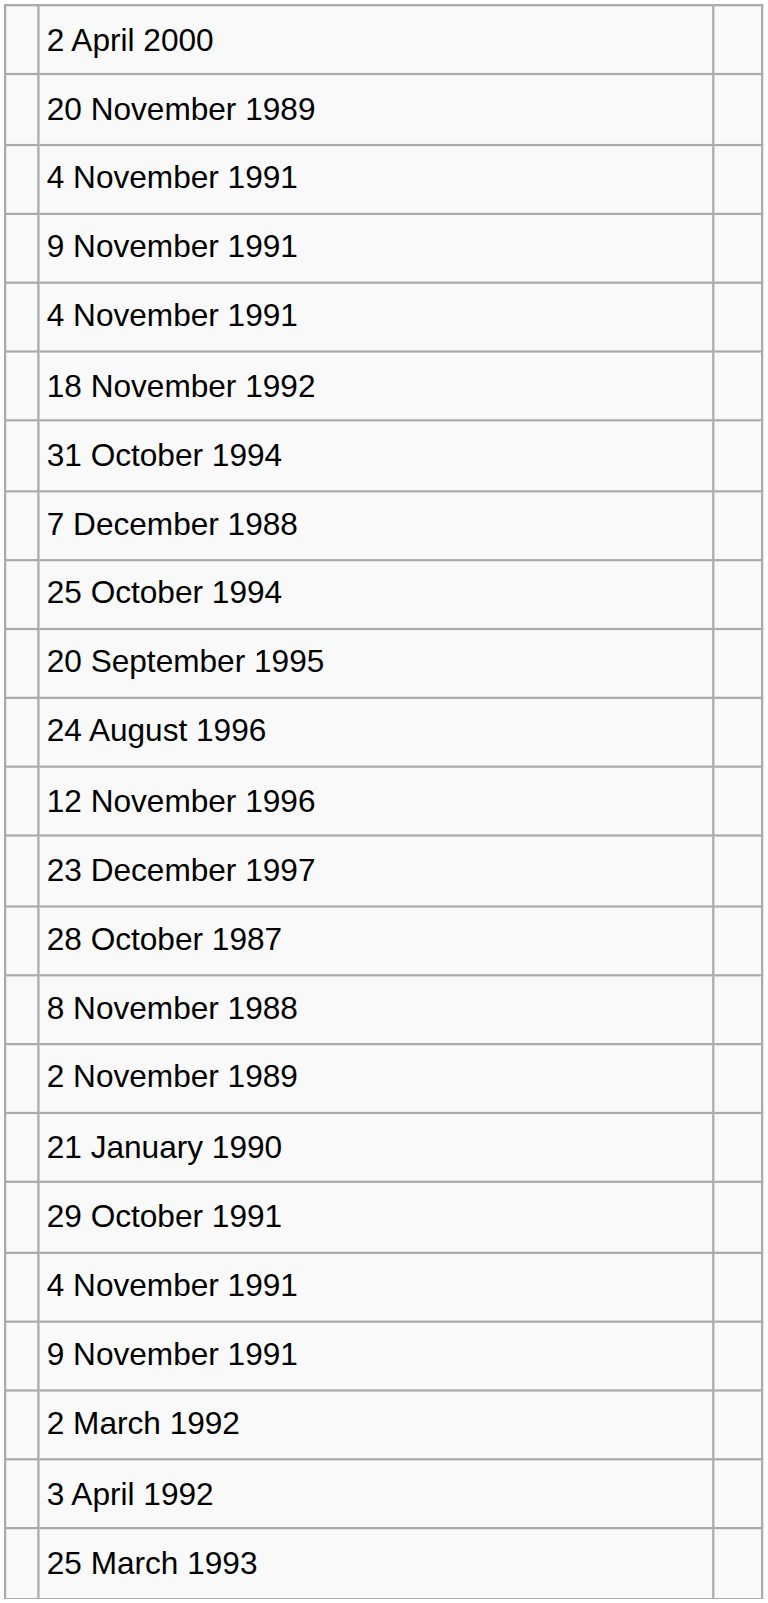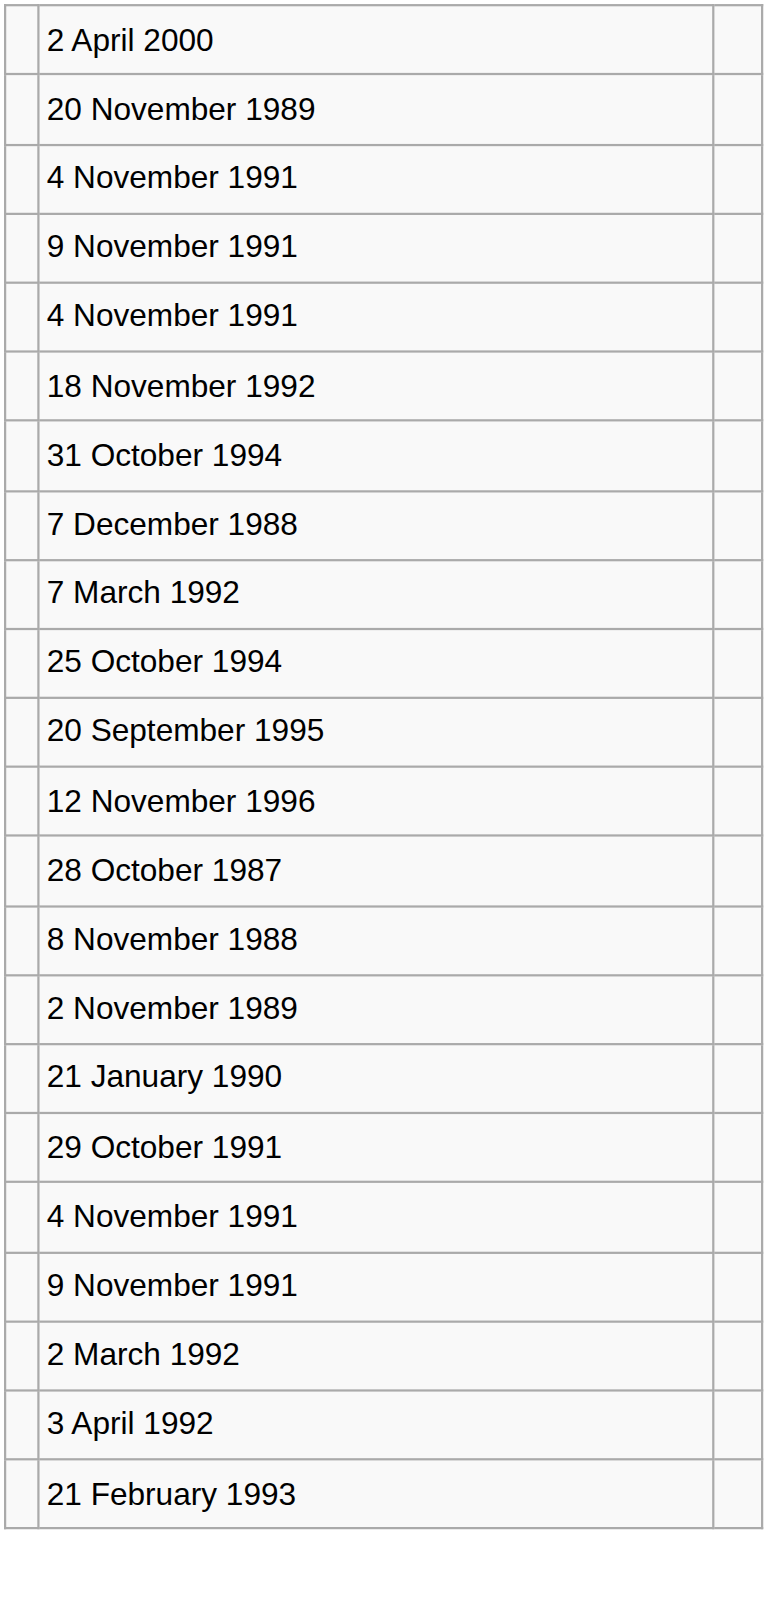+ row: (22, 594)
- row: (22, 733)
- row: (22, 871)
+ row: (22, 1494)
- row: (22, 1564)
